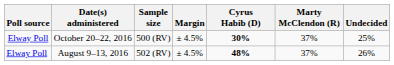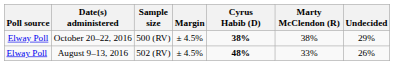(241, 38) 30% -> (241, 38) 38%
(309, 38) 37% -> (309, 38) 38%
(366, 38) 25% -> (366, 38) 29%
(309, 53) 37% -> (309, 53) 33%
